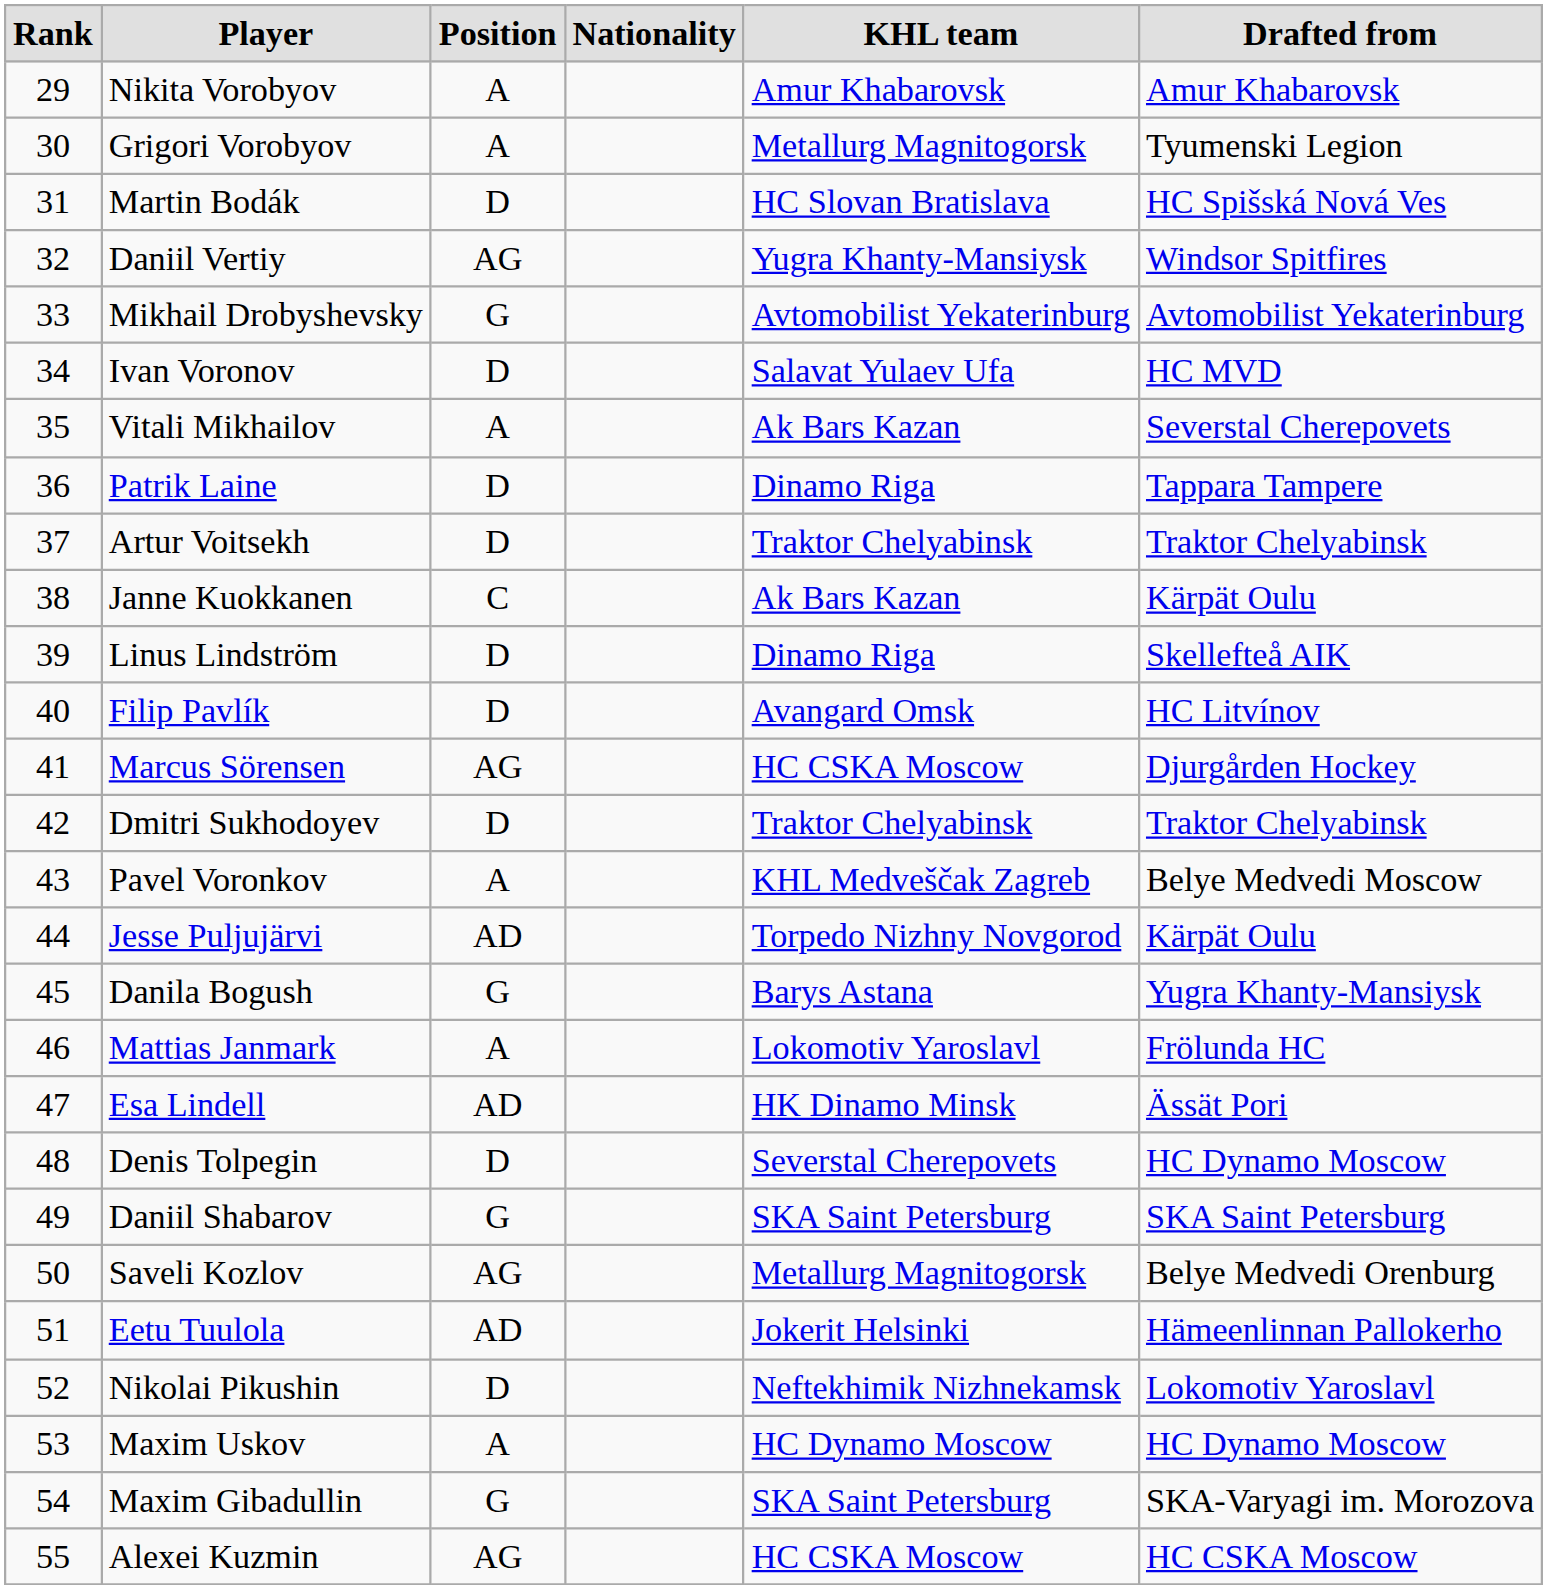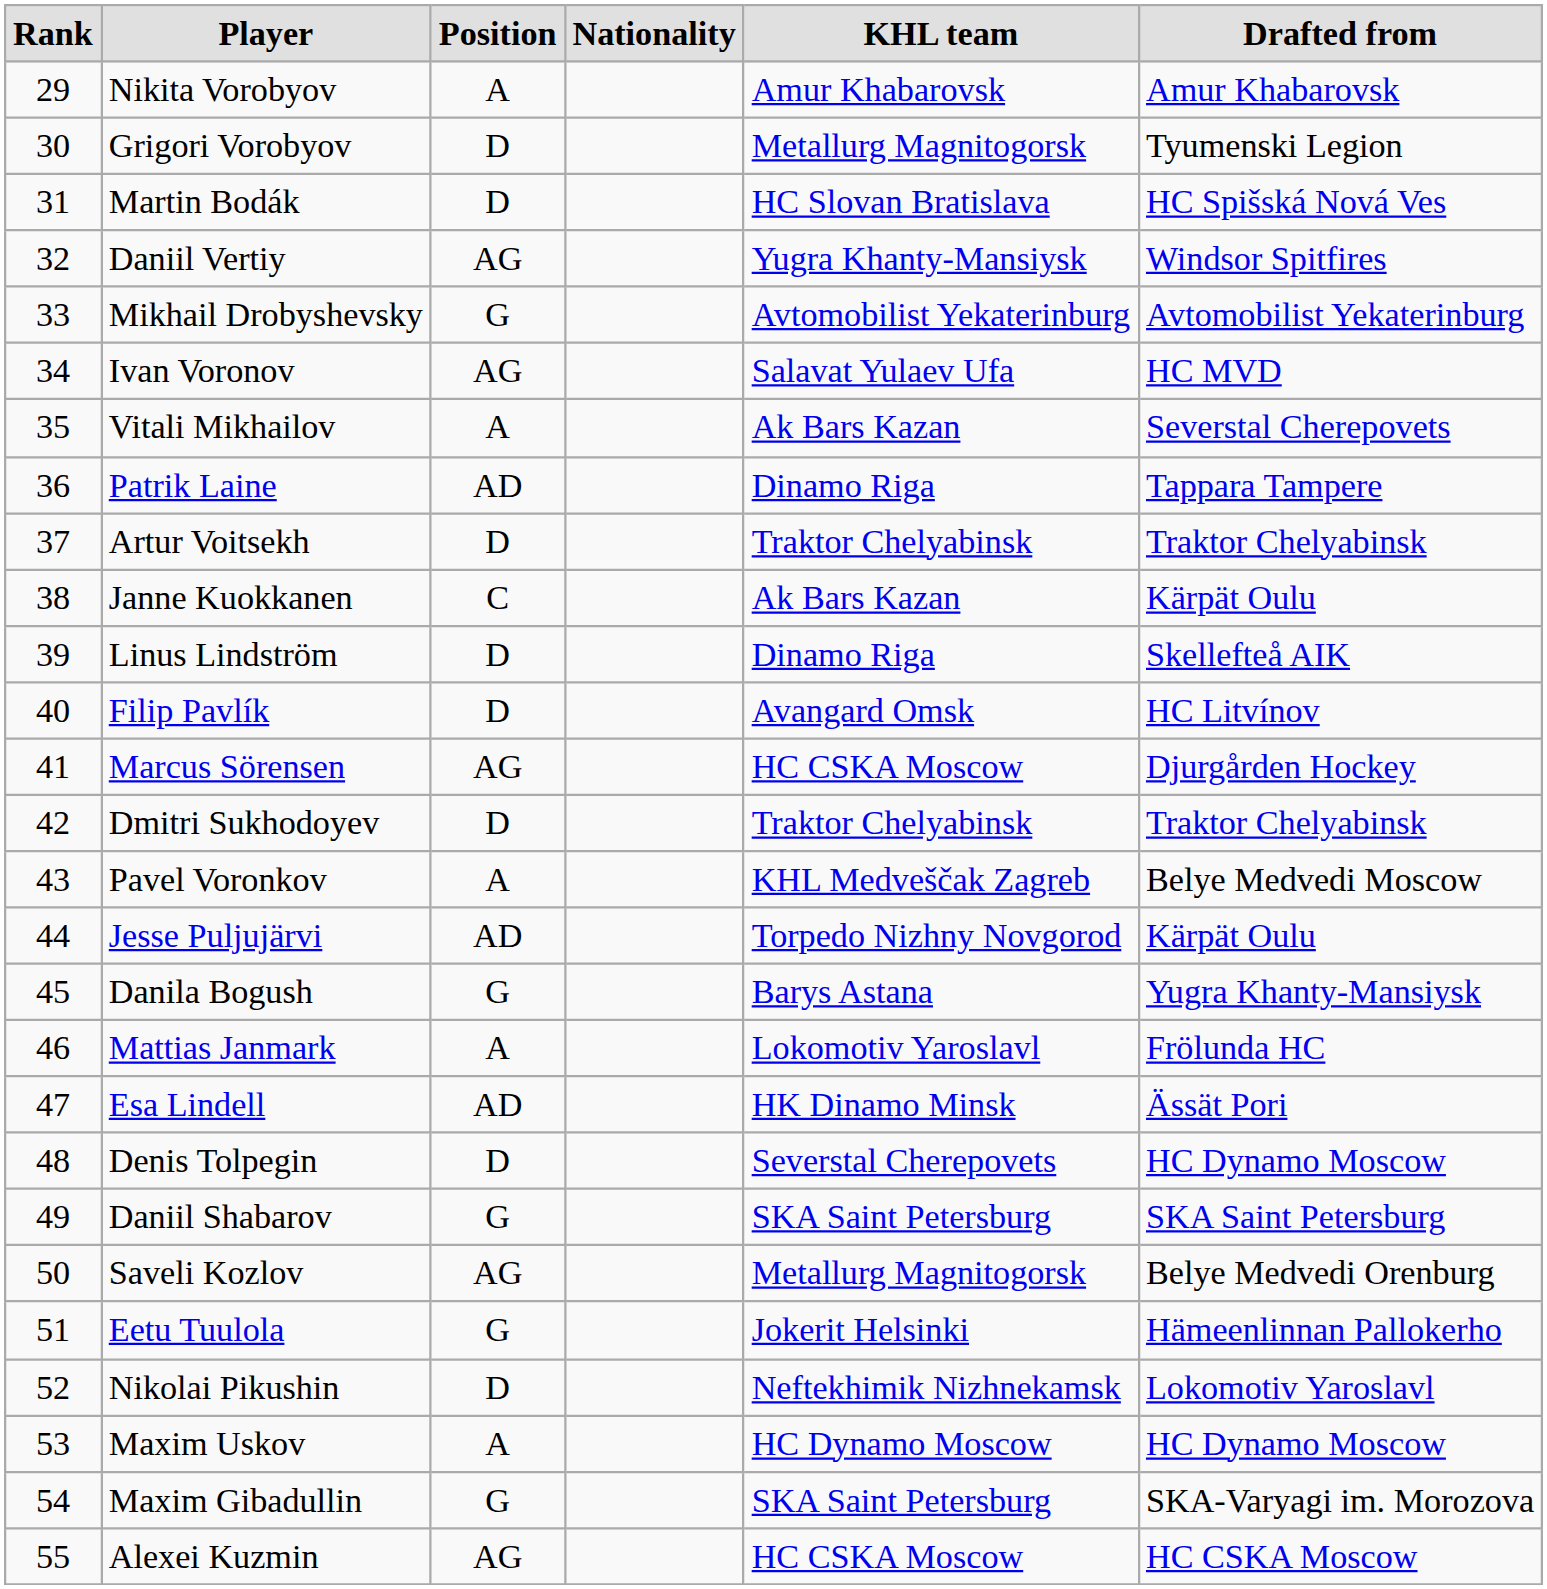(498, 145) A -> (498, 145) D
(498, 371) D -> (498, 371) AG
(498, 484) D -> (498, 484) AD
(498, 1329) AD -> (498, 1329) G
